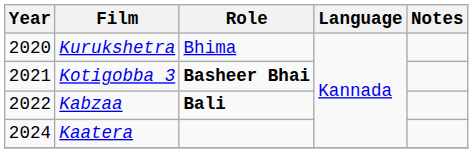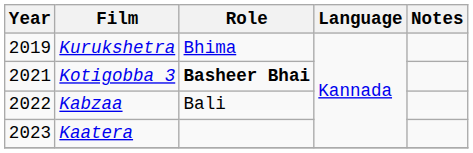(30, 48) 2020 -> (30, 48) 2019
(205, 105) bold -> (205, 105) normal
(30, 133) 2024 -> (30, 133) 2023
